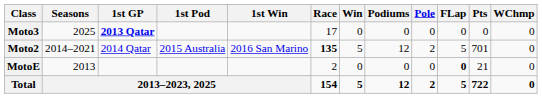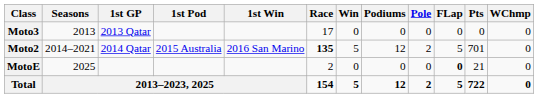(84, 31) 2025 -> (84, 31) 2013
(128, 31) bold -> (126, 31) normal
(84, 66) 2013 -> (84, 66) 2025
